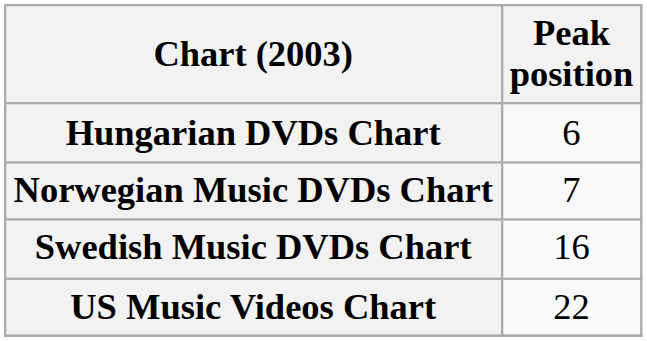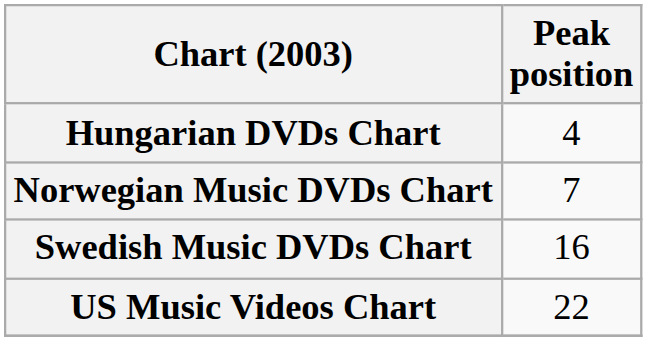(571, 132) 6 -> (571, 132) 4
